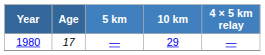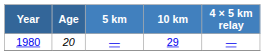(69, 42) 17 -> (69, 42) 20
